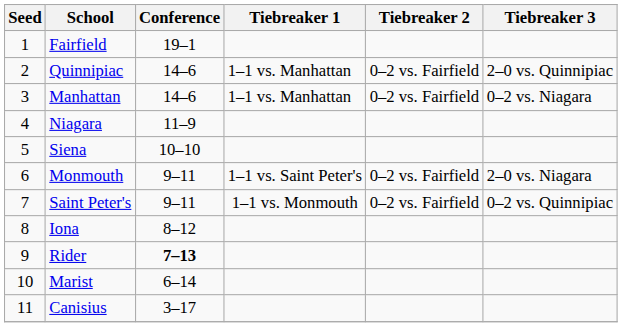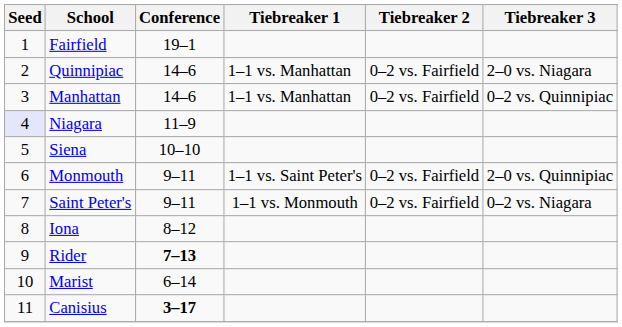(550, 70) 2–0 vs. Quinnipiac -> (539, 70) 2–0 vs. Niagara
(539, 96) 0–2 vs. Niagara -> (550, 96) 0–2 vs. Quinnipiac
(25, 123) no background -> (25, 123) lavender background
(539, 176) 2–0 vs. Niagara -> (550, 176) 2–0 vs. Quinnipiac
(550, 202) 0–2 vs. Quinnipiac -> (539, 202) 0–2 vs. Niagara
(180, 307) normal -> (180, 307) bold
